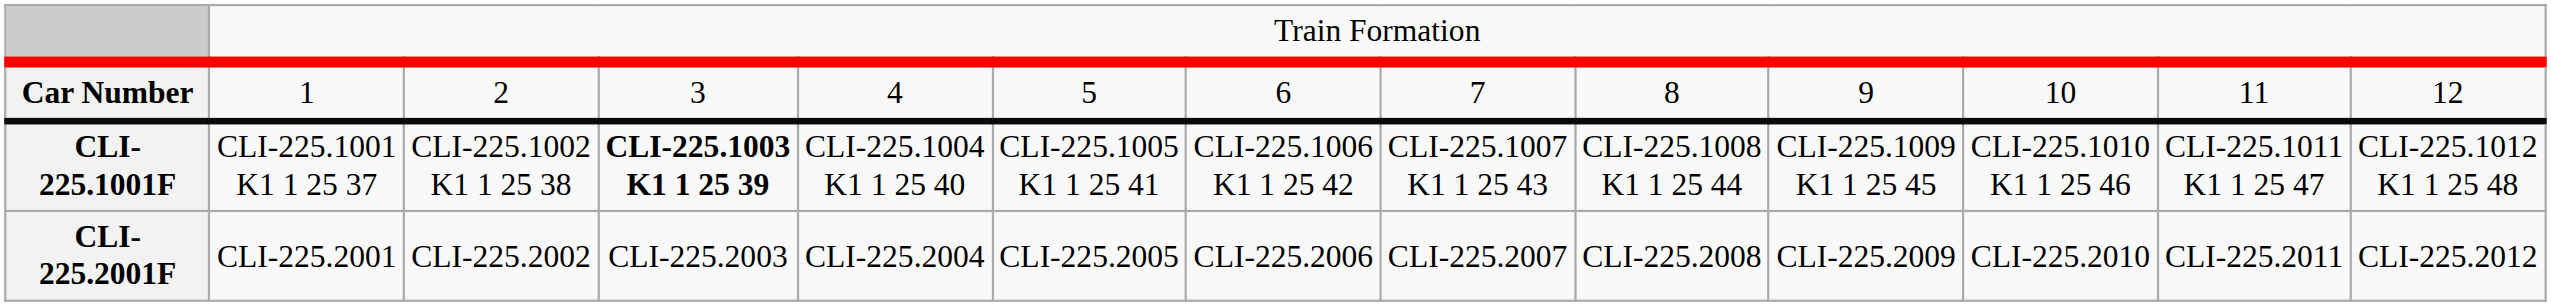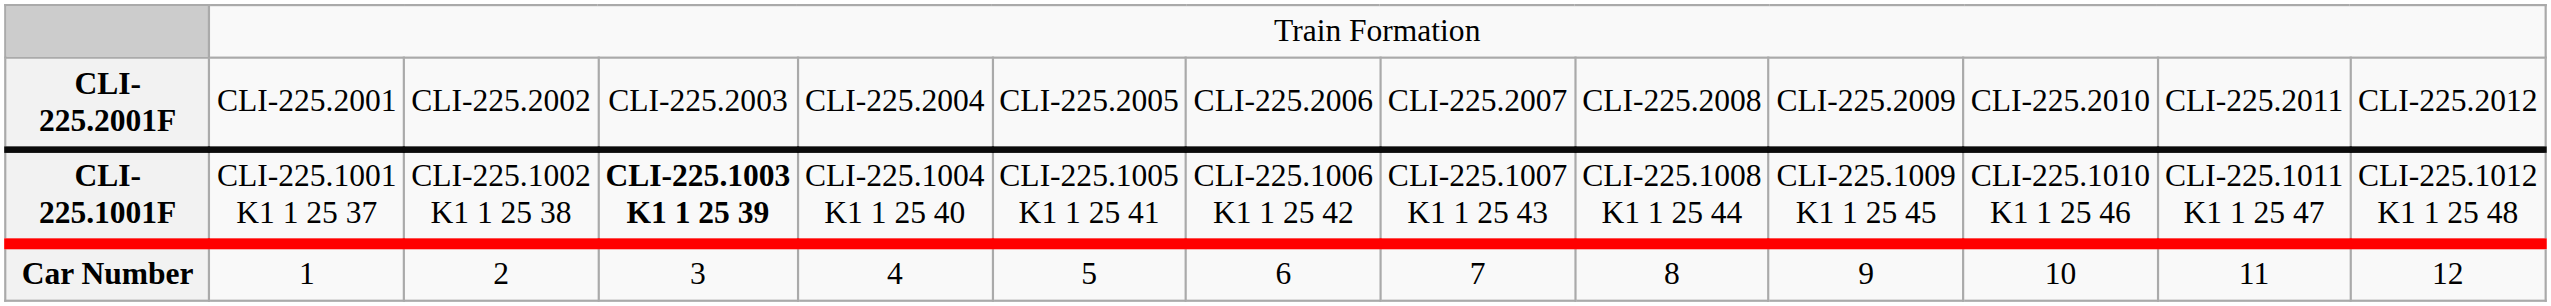rows swapped: (108, 91) <-> (108, 255)
